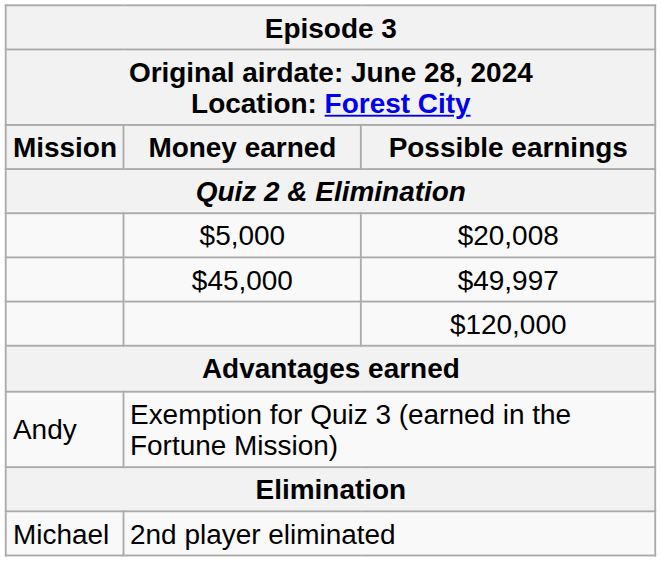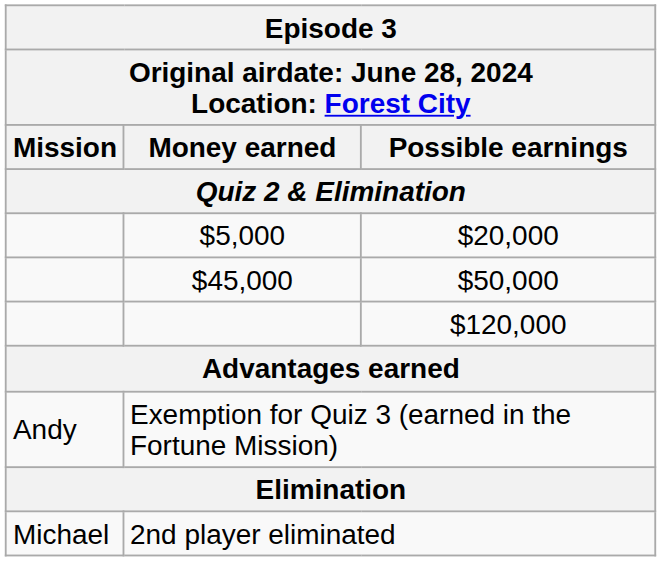(508, 236) $20,008 -> (508, 236) $20,000
(508, 280) $49,997 -> (508, 280) $50,000
